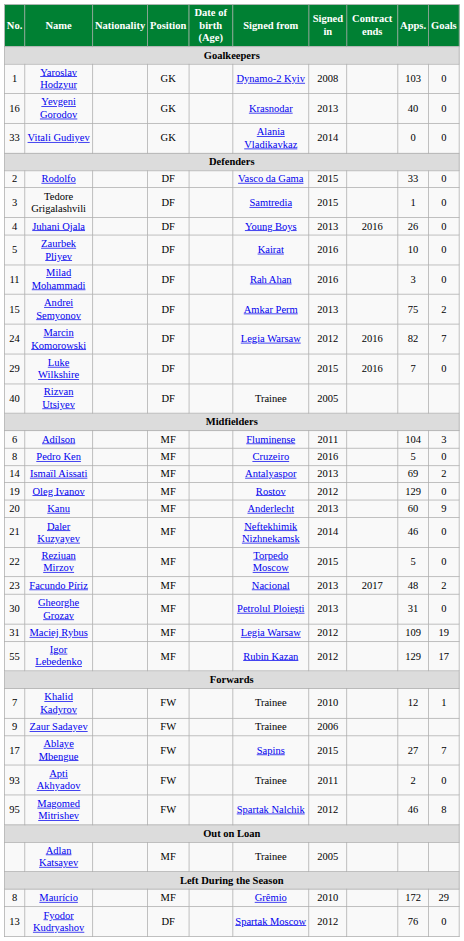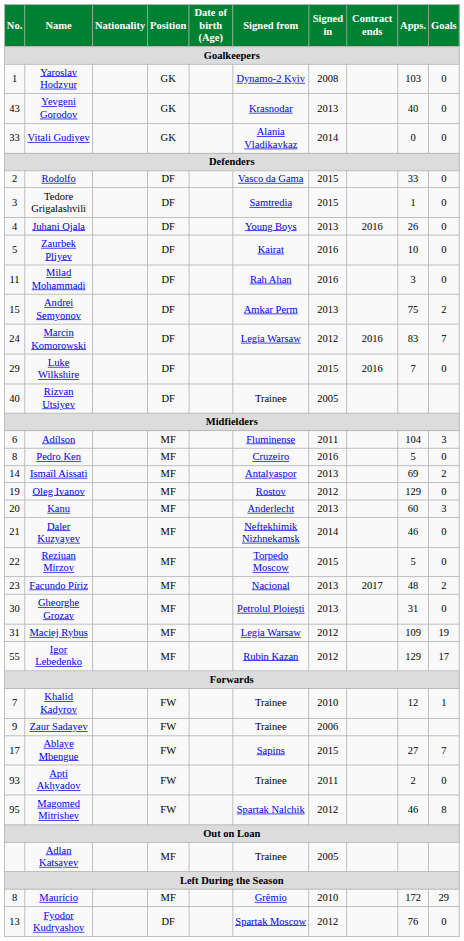(15, 109) 16 -> (15, 109) 43
(413, 339) 82 -> (413, 339) 83
(444, 509) 9 -> (444, 509) 3
